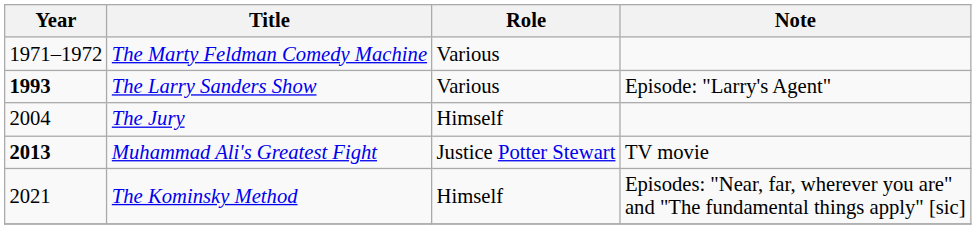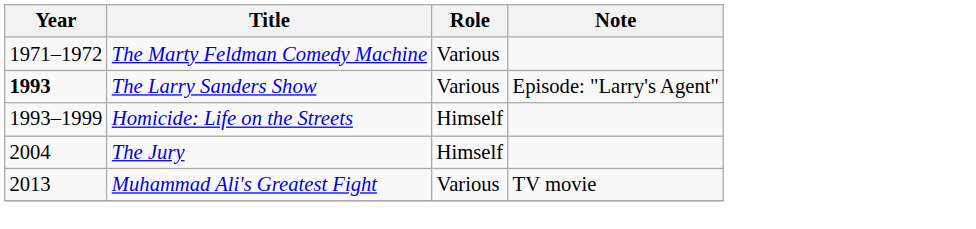+ row: (232, 119)
(30, 151) bold -> (30, 184) normal
(526, 151) Justice Potter Stewart -> (468, 184) Various
- row: (205, 196)
